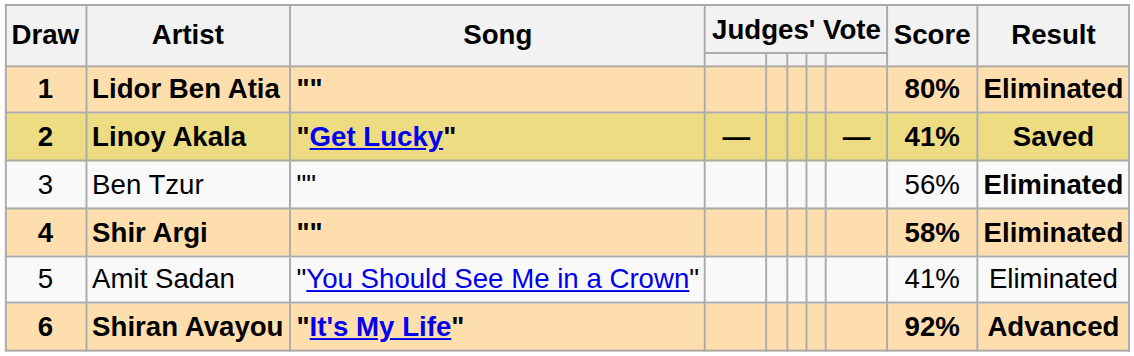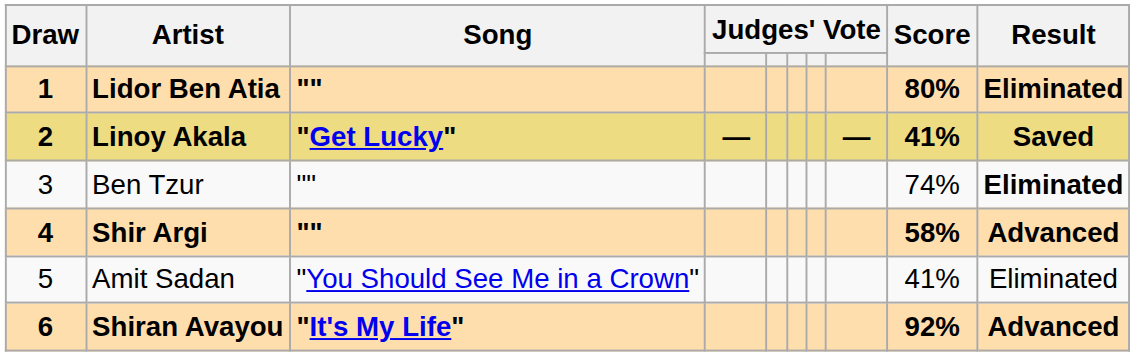(932, 185) 56% -> (932, 185) 74%
(1053, 232) Eliminated -> (1053, 232) Advanced
